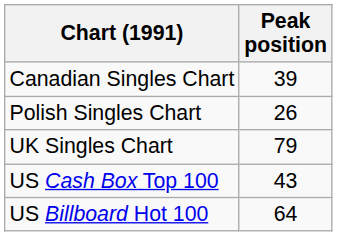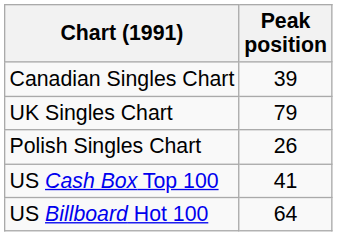rows swapped: (105, 112) <-> (91, 146)
(286, 180) 43 -> (286, 180) 41
